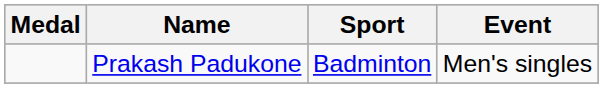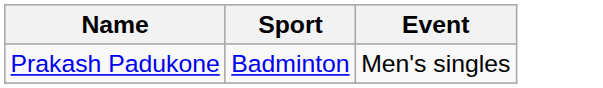- column: (46, 25)
